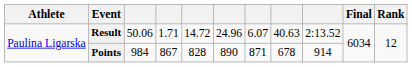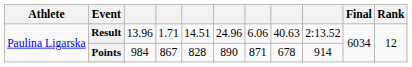(140, 33) 50.06 -> (140, 33) 13.96
(197, 33) 14.72 -> (197, 33) 14.51
(258, 33) 6.07 -> (258, 33) 6.06
